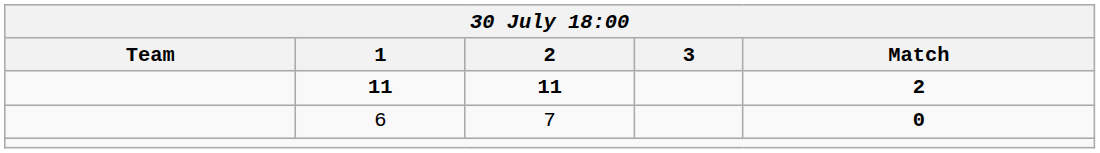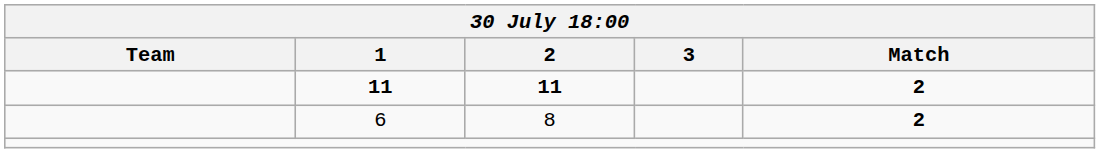(550, 121) 7 -> (550, 121) 8
(919, 121) 0 -> (919, 121) 2
